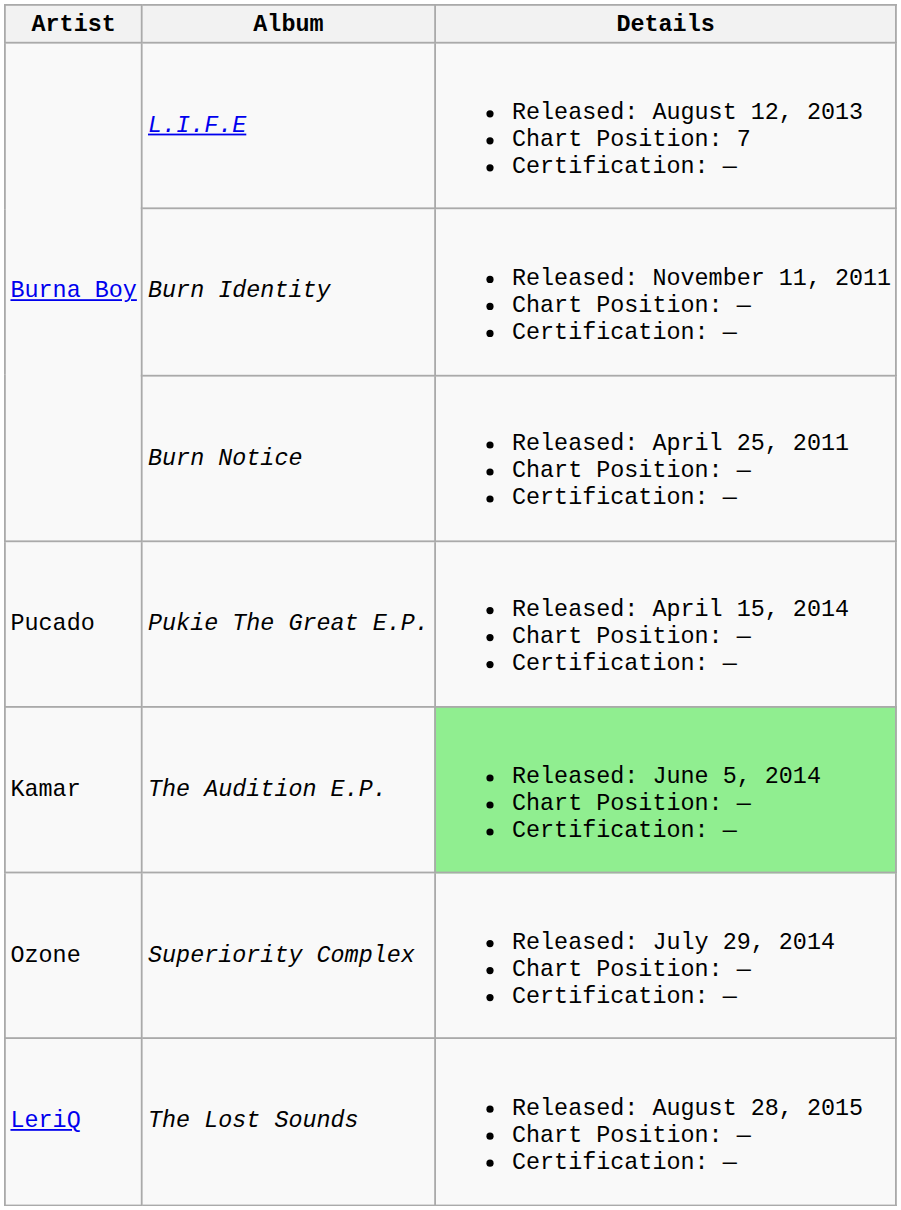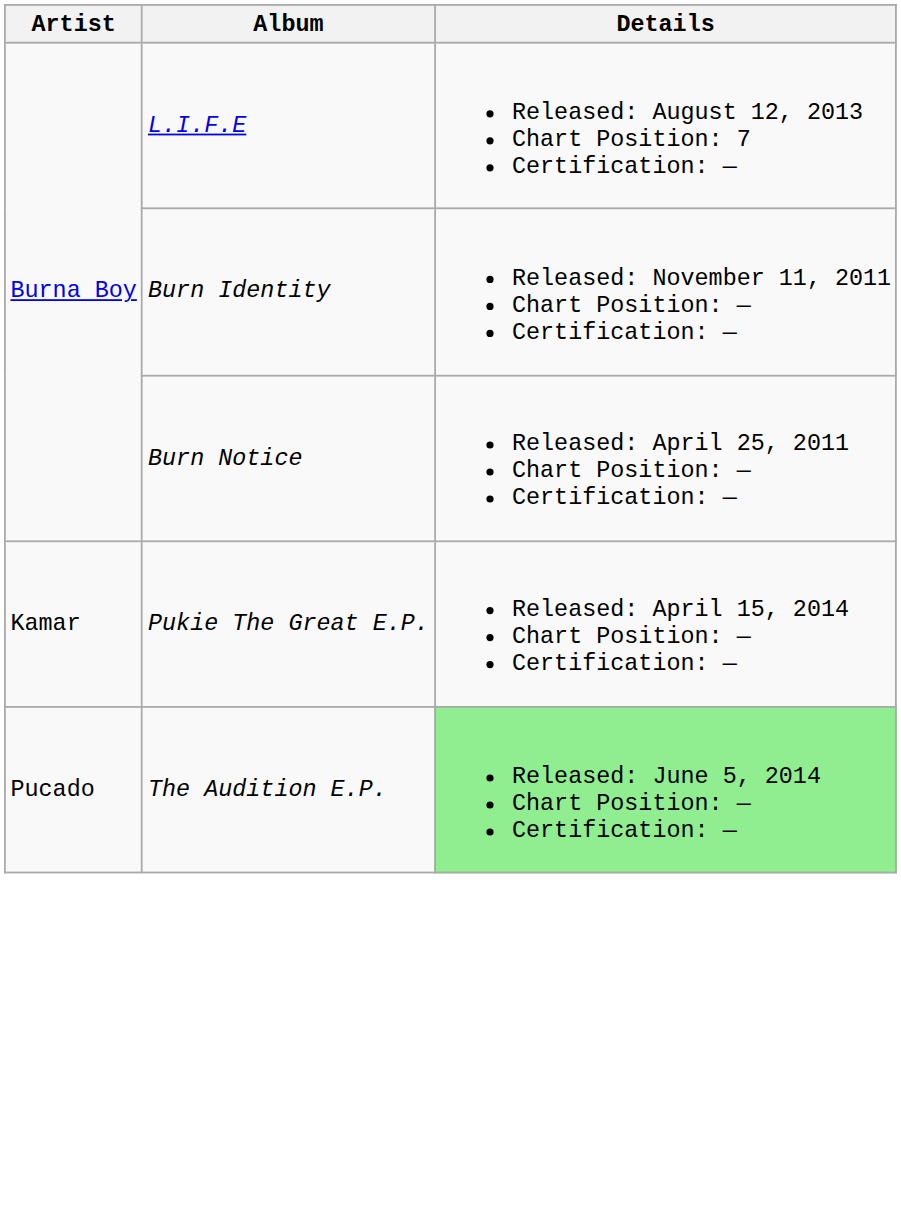(53, 624) Pucado -> (46, 624) Kamar
(46, 790) Kamar -> (53, 790) Pucado
- row: (281, 956)
- row: (253, 1122)
